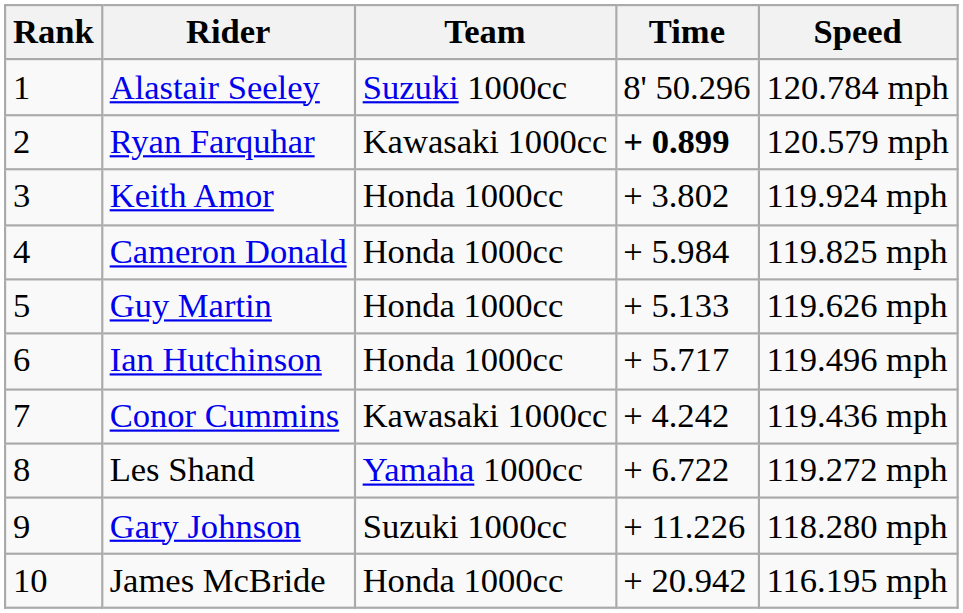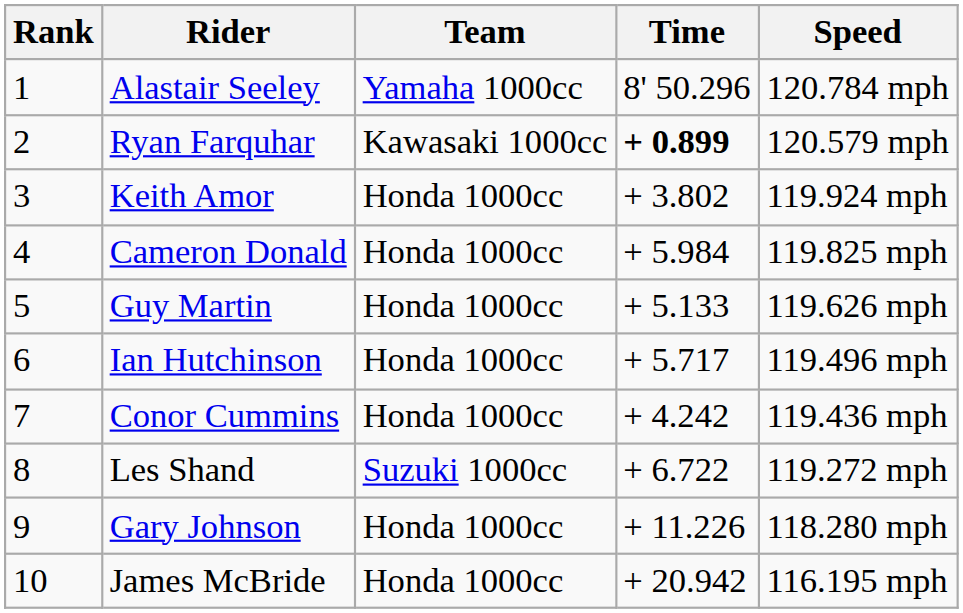(465, 86) Suzuki 1000cc -> (473, 86) Yamaha 1000cc
(485, 415) Kawasaki 1000cc -> (463, 415) Honda 1000cc
(473, 470) Yamaha 1000cc -> (465, 470) Suzuki 1000cc
(465, 525) Suzuki 1000cc -> (463, 525) Honda 1000cc
